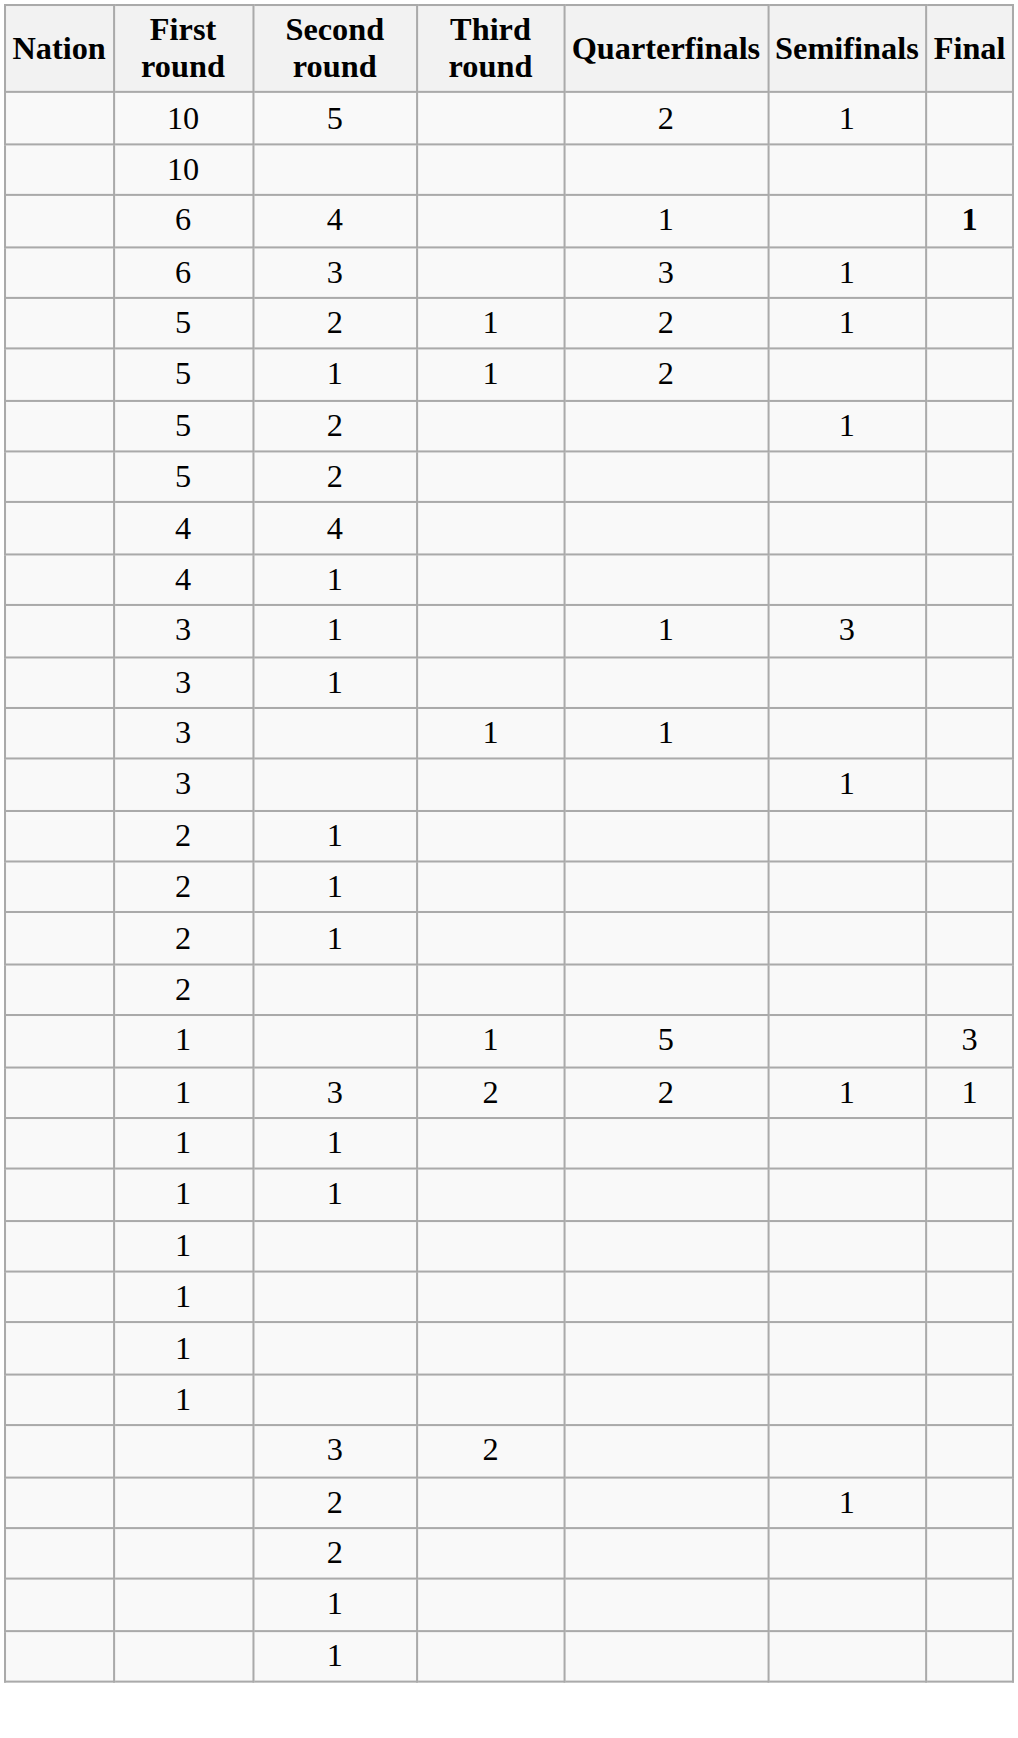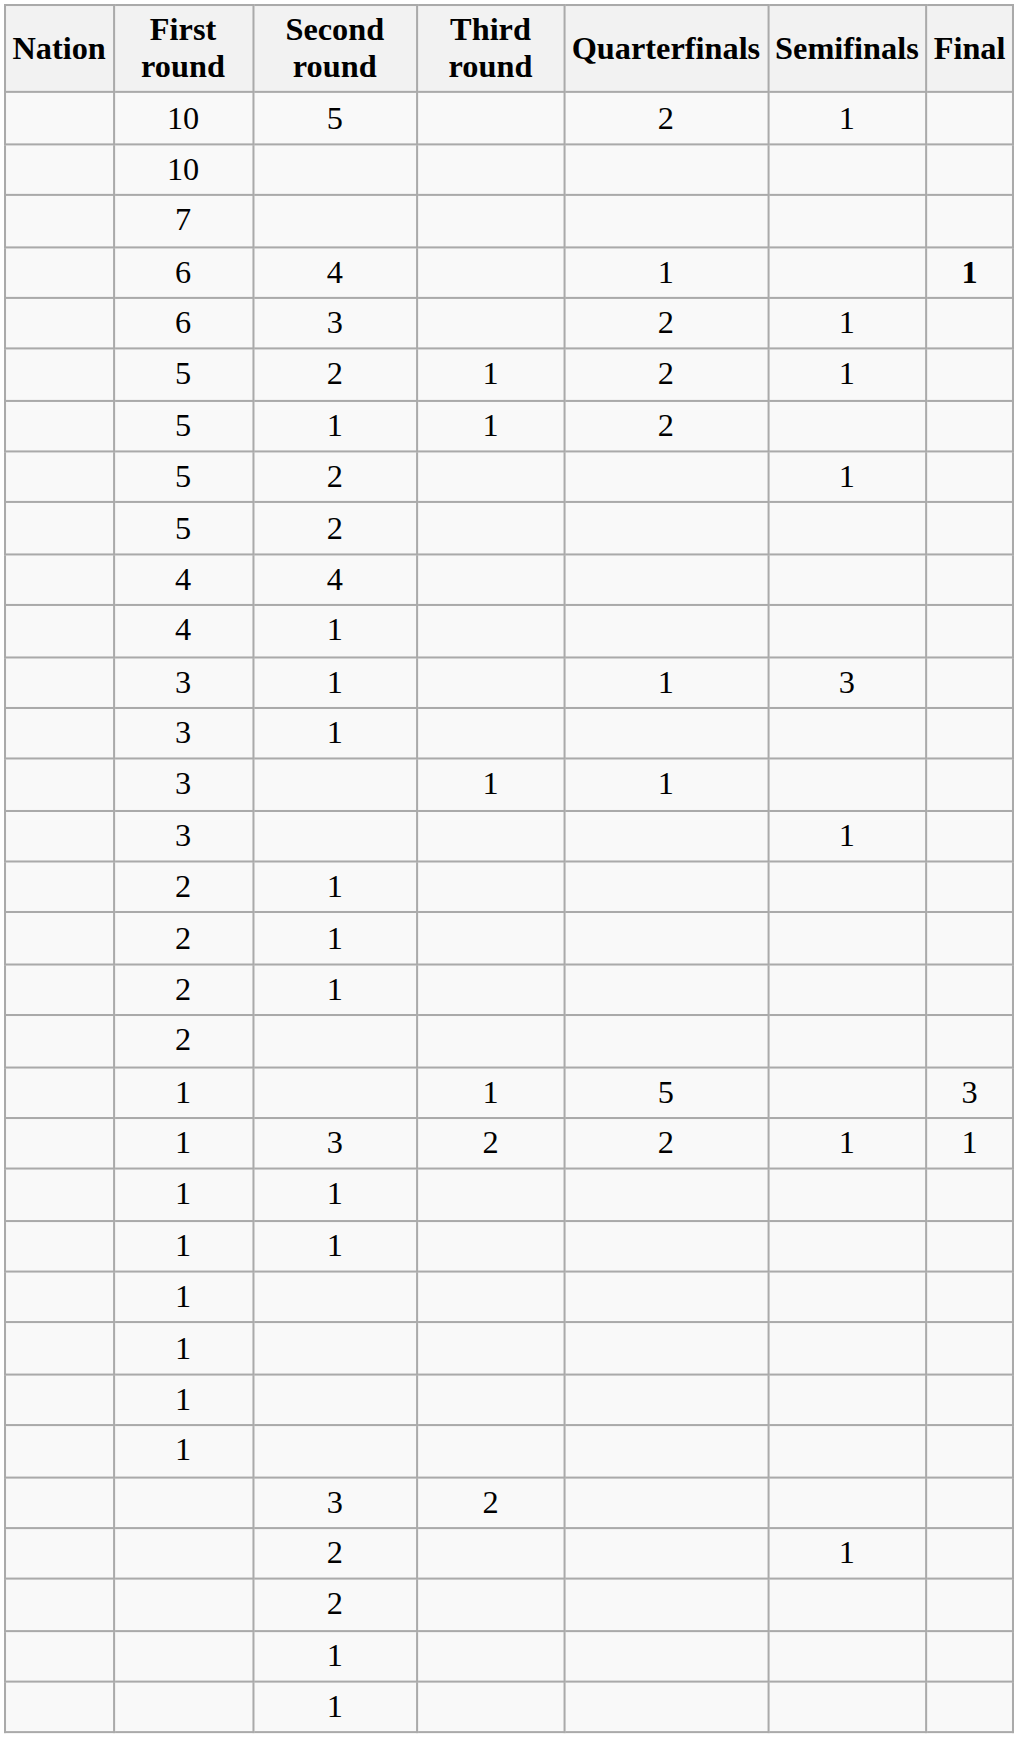+ row: (183, 220)
(666, 271) 3 -> (666, 322) 2
